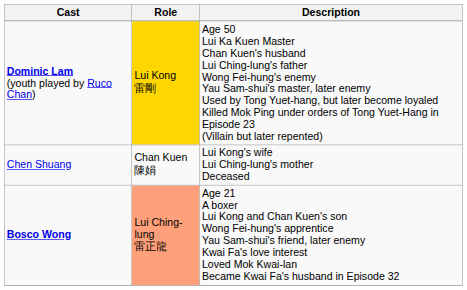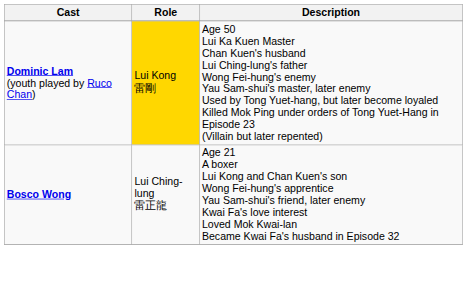- row: (39, 165)
(158, 234) lightsalmon background -> (158, 194) no background
